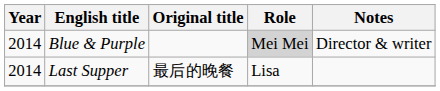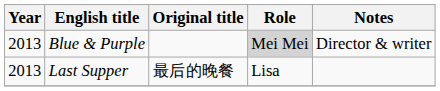(25, 43) 2014 -> (25, 43) 2013
(25, 71) 2014 -> (25, 71) 2013
